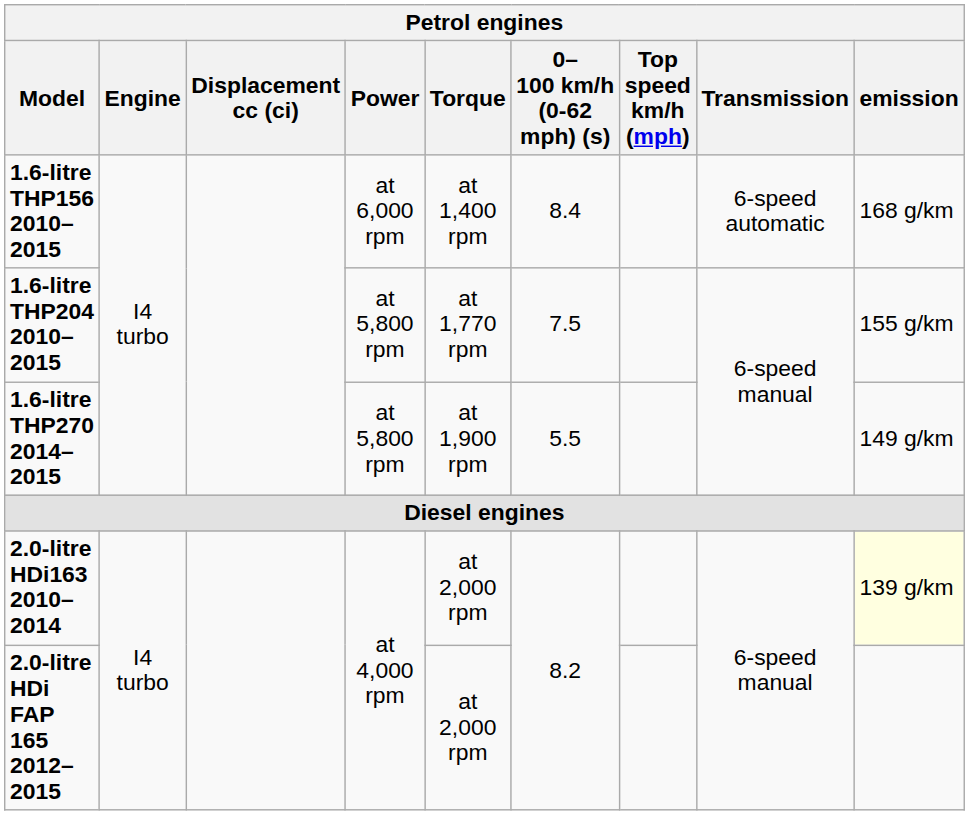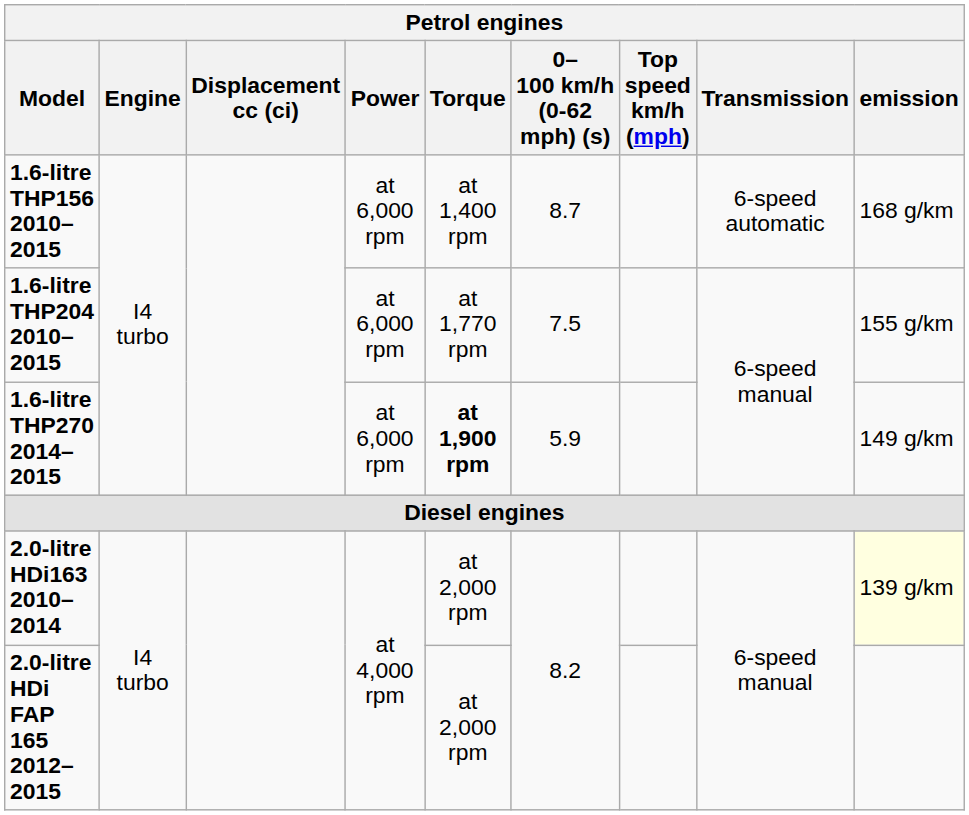(565, 211) 8.4 -> (565, 211) 8.7
(385, 324) at 5,800 rpm -> (385, 324) at 6,000 rpm
(385, 438) at 5,800 rpm -> (385, 438) at 6,000 rpm
(468, 438) normal -> (468, 438) bold
(565, 438) 5.5 -> (565, 438) 5.9
